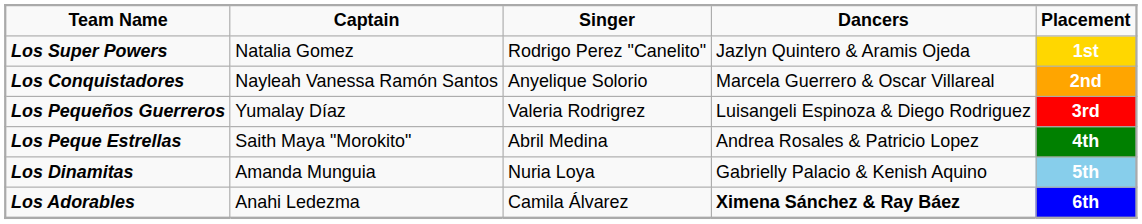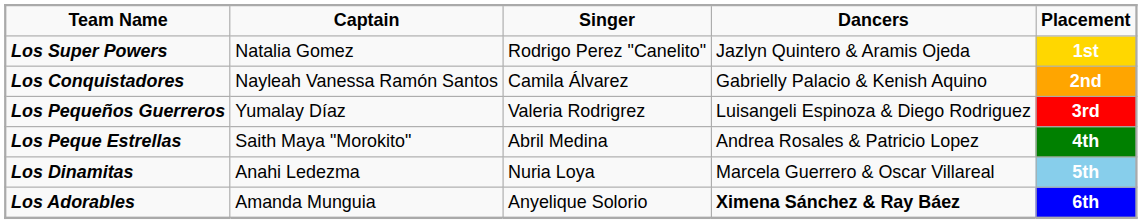(578, 81) Anyelique Solorio -> (568, 81) Camila Álvarez
(855, 81) Marcela Guerrero & Oscar Villareal -> (852, 81) Gabrielly Palacio & Kenish Aquino
(305, 171) Amanda Munguia -> (298, 171) Anahi Ledezma
(852, 171) Gabrielly Palacio & Kenish Aquino -> (855, 171) Marcela Guerrero & Oscar Villareal
(298, 202) Anahi Ledezma -> (305, 202) Amanda Munguia
(568, 202) Camila Álvarez -> (578, 202) Anyelique Solorio
